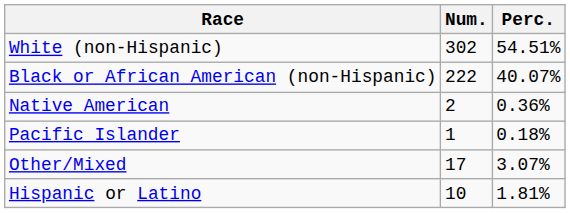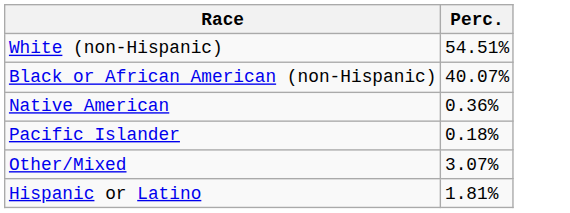- column: (466, 19)
